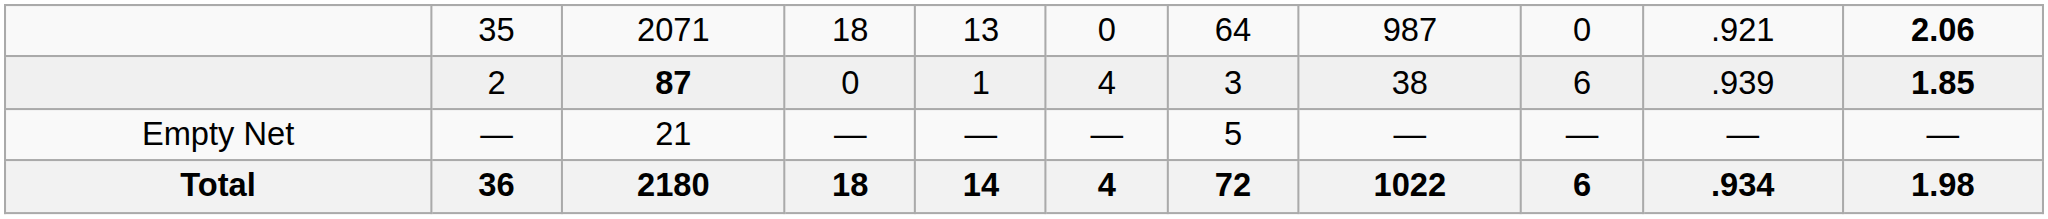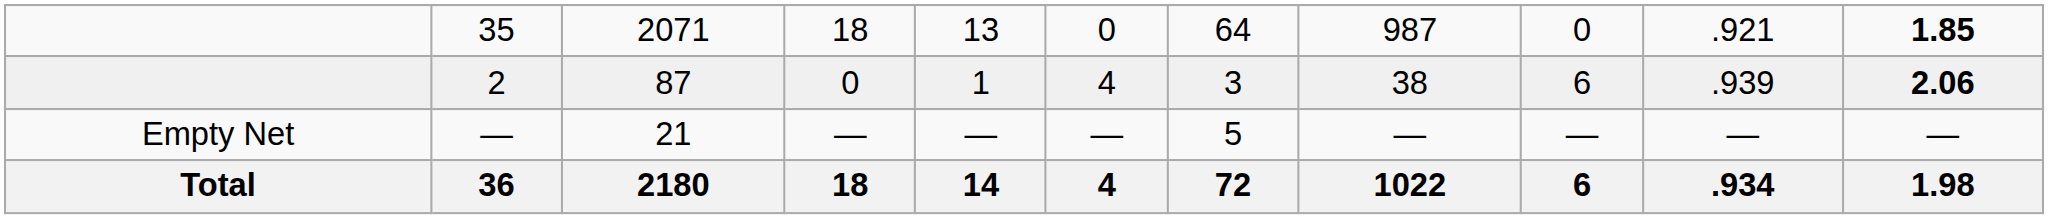(1943, 30) 2.06 -> (1943, 30) 1.85
(673, 82) bold -> (673, 82) normal
(1943, 82) 1.85 -> (1943, 82) 2.06
